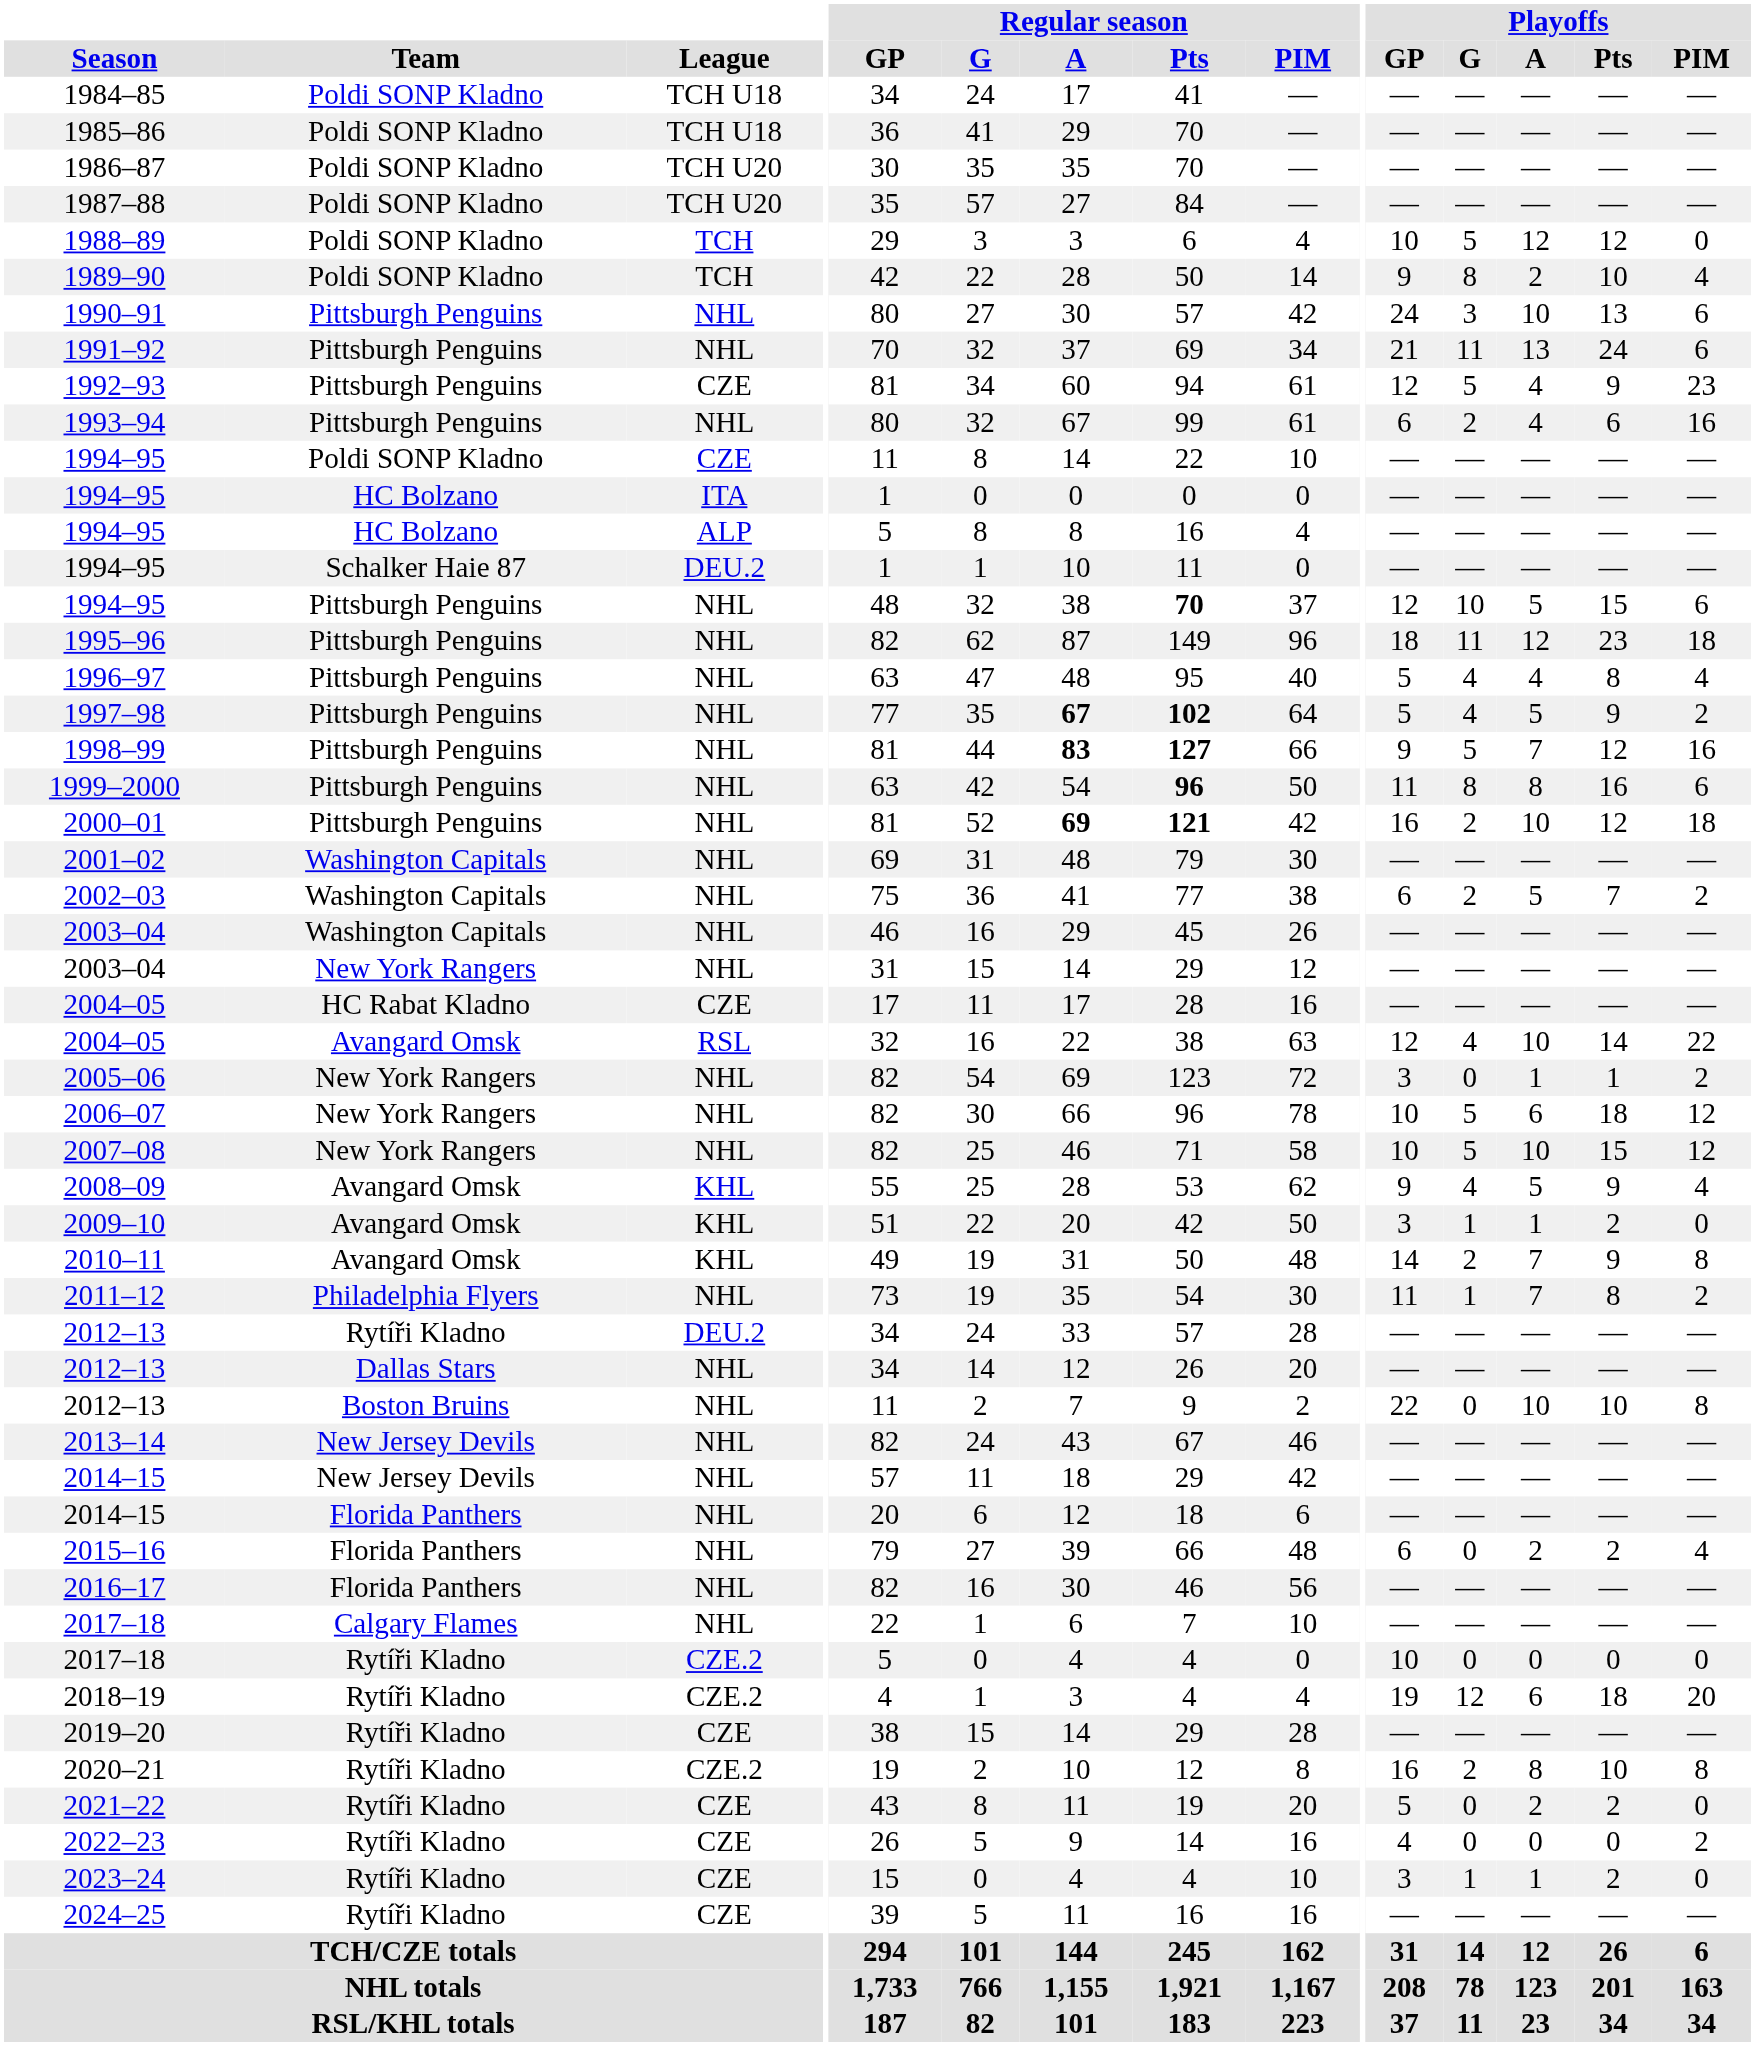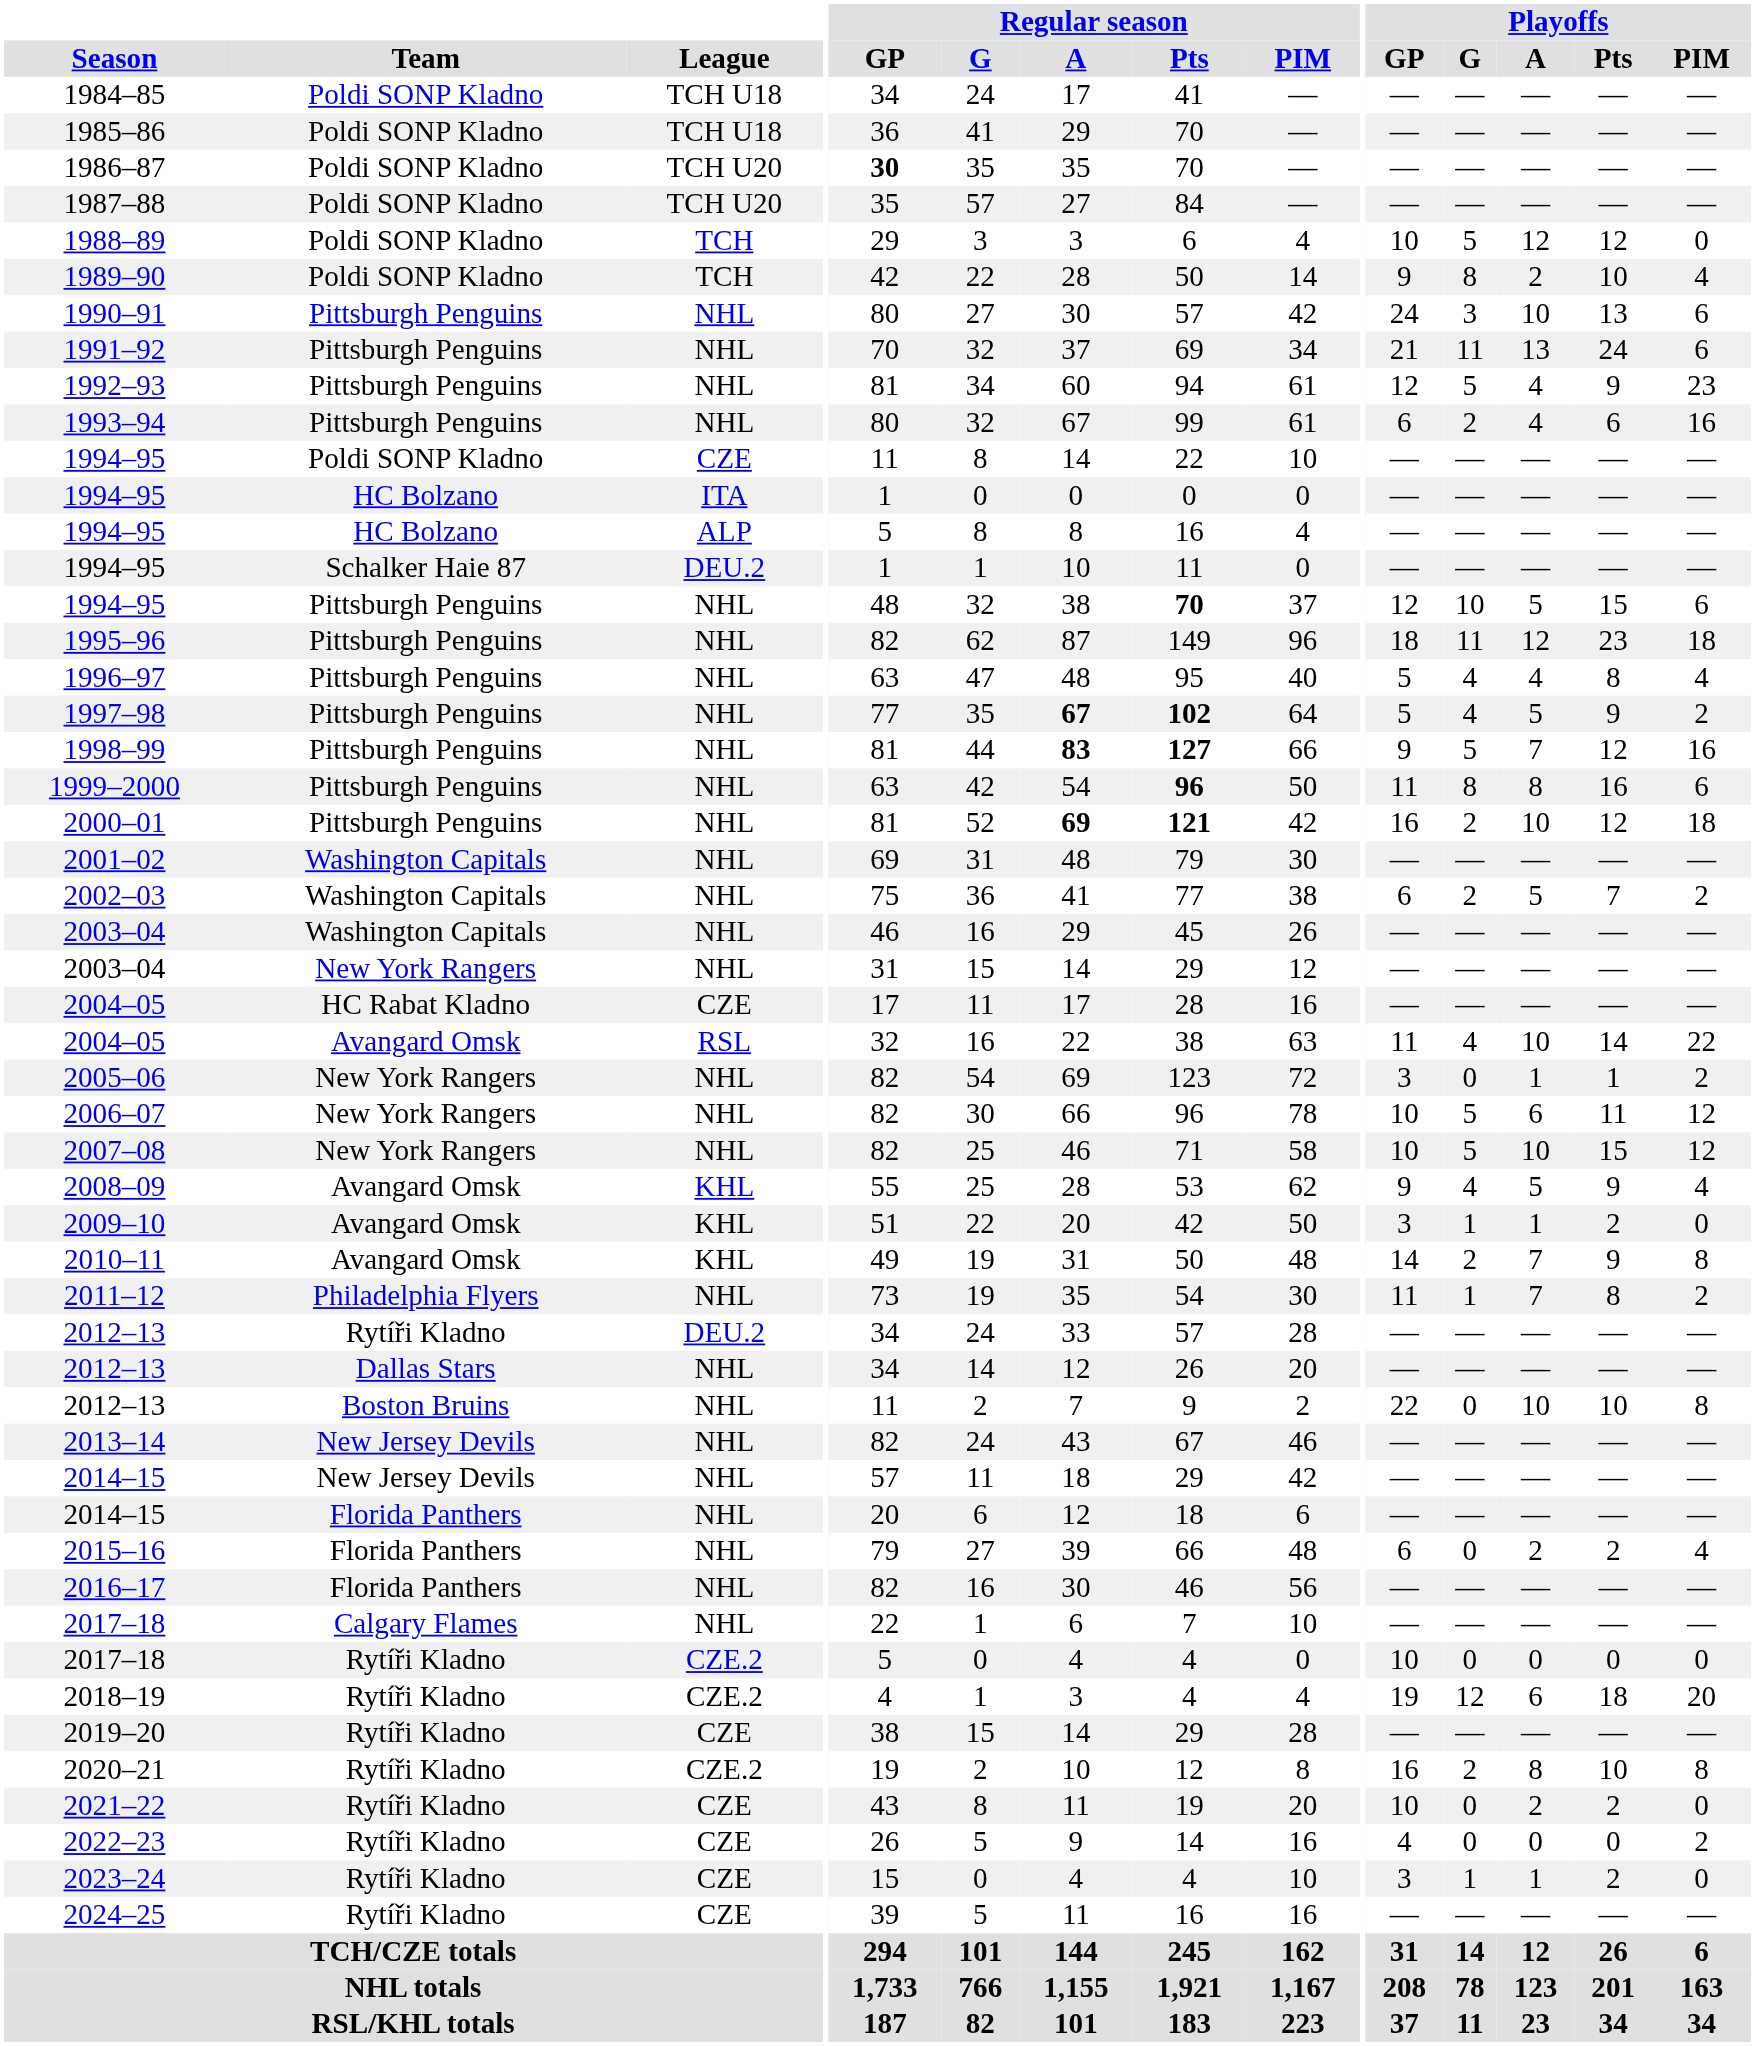(885, 167) normal -> (885, 167) bold
(724, 385) CZE -> (724, 385) NHL
(1404, 1040) 12 -> (1404, 1040) 11
(1613, 1113) 18 -> (1613, 1113) 11
(1404, 1805) 5 -> (1404, 1805) 10
